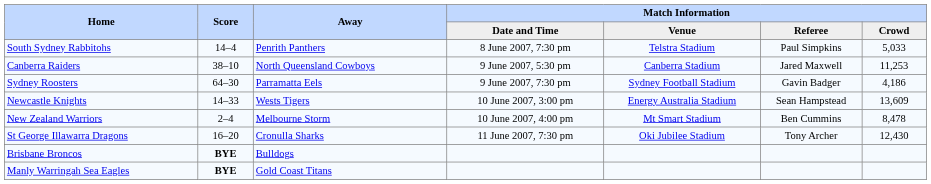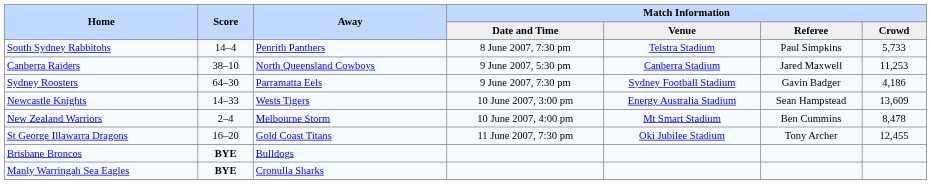(894, 48) 5,033 -> (894, 48) 5,733
(290, 135) Cronulla Sharks -> (294, 135) Gold Coast Titans
(894, 135) 12,430 -> (894, 135) 12,455
(294, 170) Gold Coast Titans -> (290, 170) Cronulla Sharks
